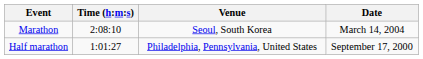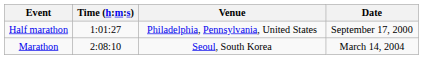rows swapped: (39, 46) <-> (39, 29)
